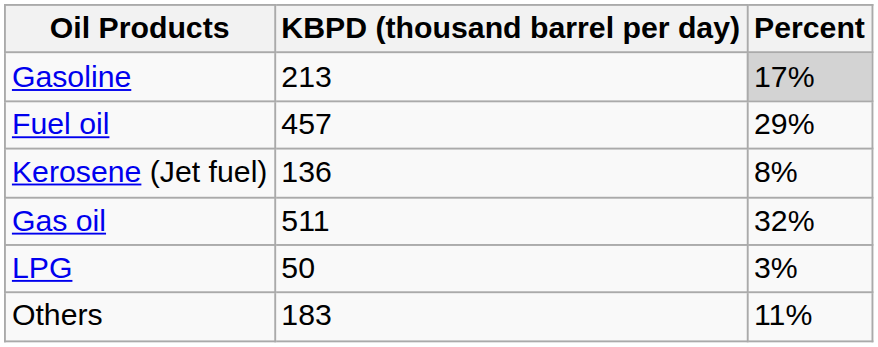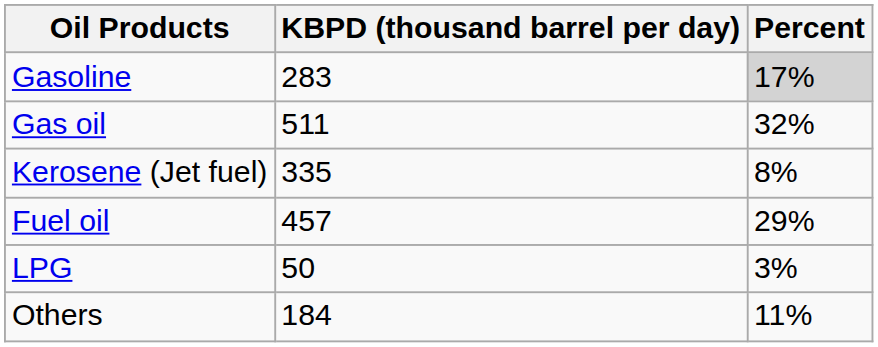(307, 76) 213 -> (307, 76) 283
rows swapped: (59, 220) <-> (61, 124)
(307, 172) 136 -> (307, 172) 335
(307, 316) 183 -> (307, 316) 184
